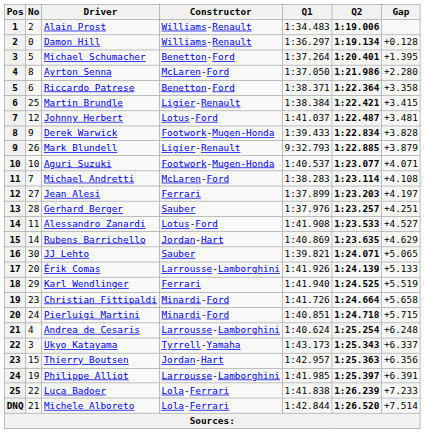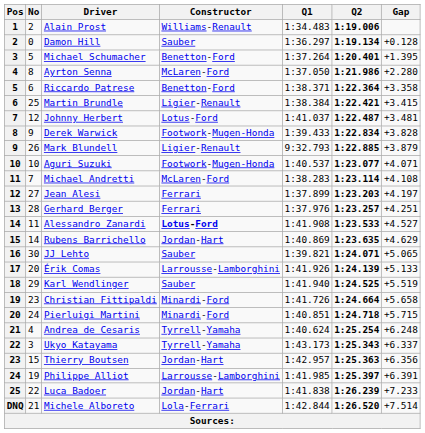(207, 43) Williams-Renault -> (178, 43) Sauber
(178, 209) Sauber -> (181, 209) Ferrari
(190, 224) normal -> (190, 224) bold
(181, 285) Ferrari -> (178, 285) Sauber
(221, 331) Larrousse-Lamborghini -> (201, 331) Tyrrell-Yamaha
(195, 391) Lola-Ferrari -> (192, 391) Jordan-Hart
